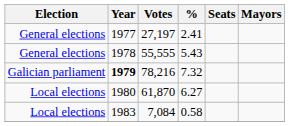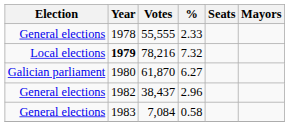- row: (158, 33)
(192, 53) 5.43 -> (192, 33) 2.33
(57, 72) Galician parliament -> (68, 53) Local elections
(68, 92) Local elections -> (57, 72) Galician parliament
+ row: (158, 92)
(68, 111) Local elections -> (62, 111) General elections
